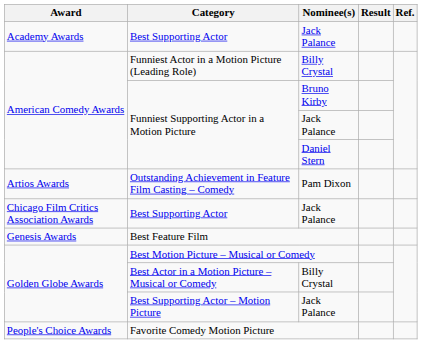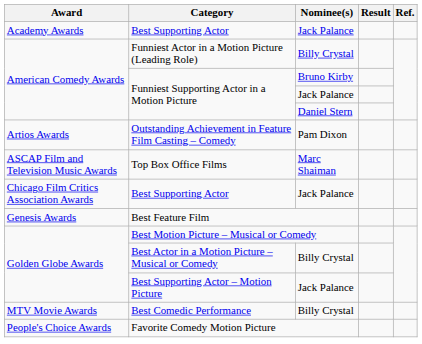+ row: (179, 164)
+ row: (191, 310)
